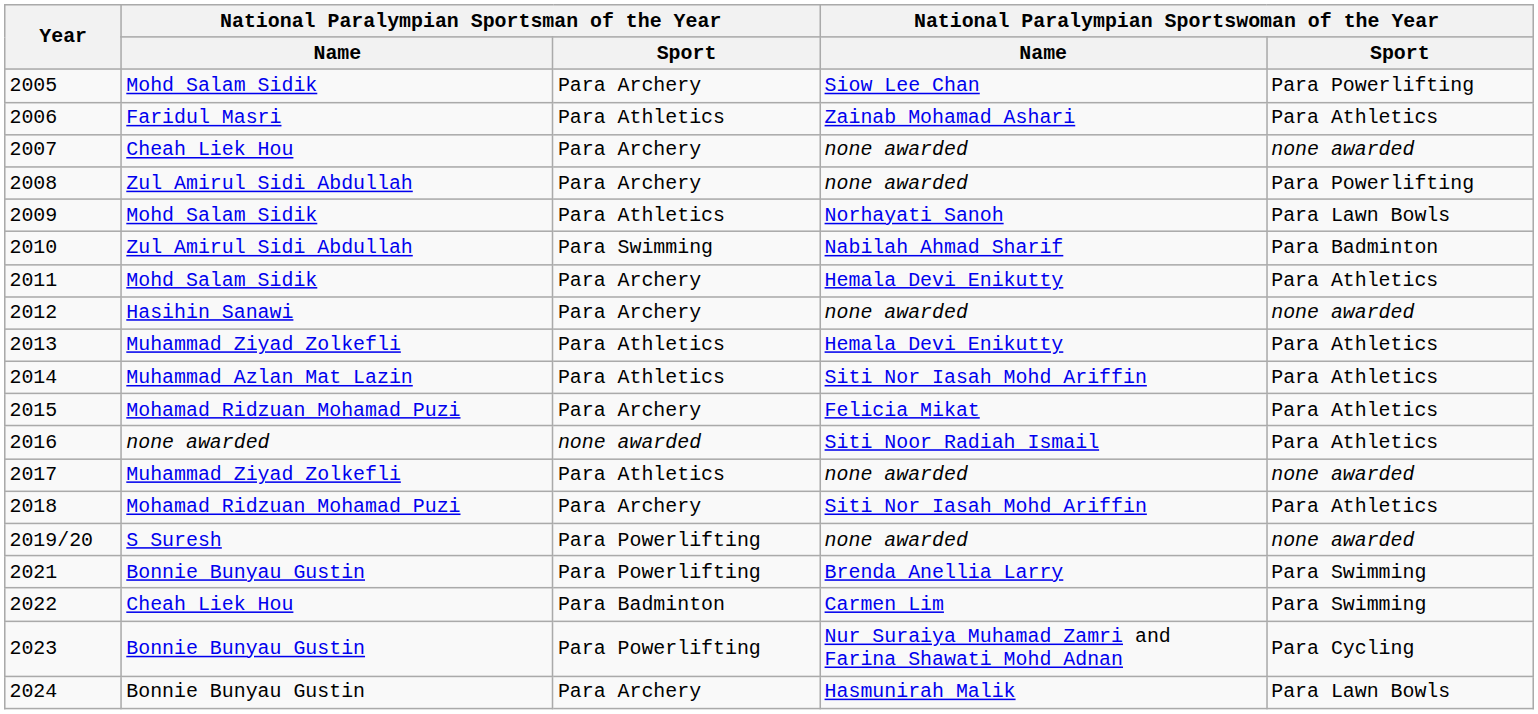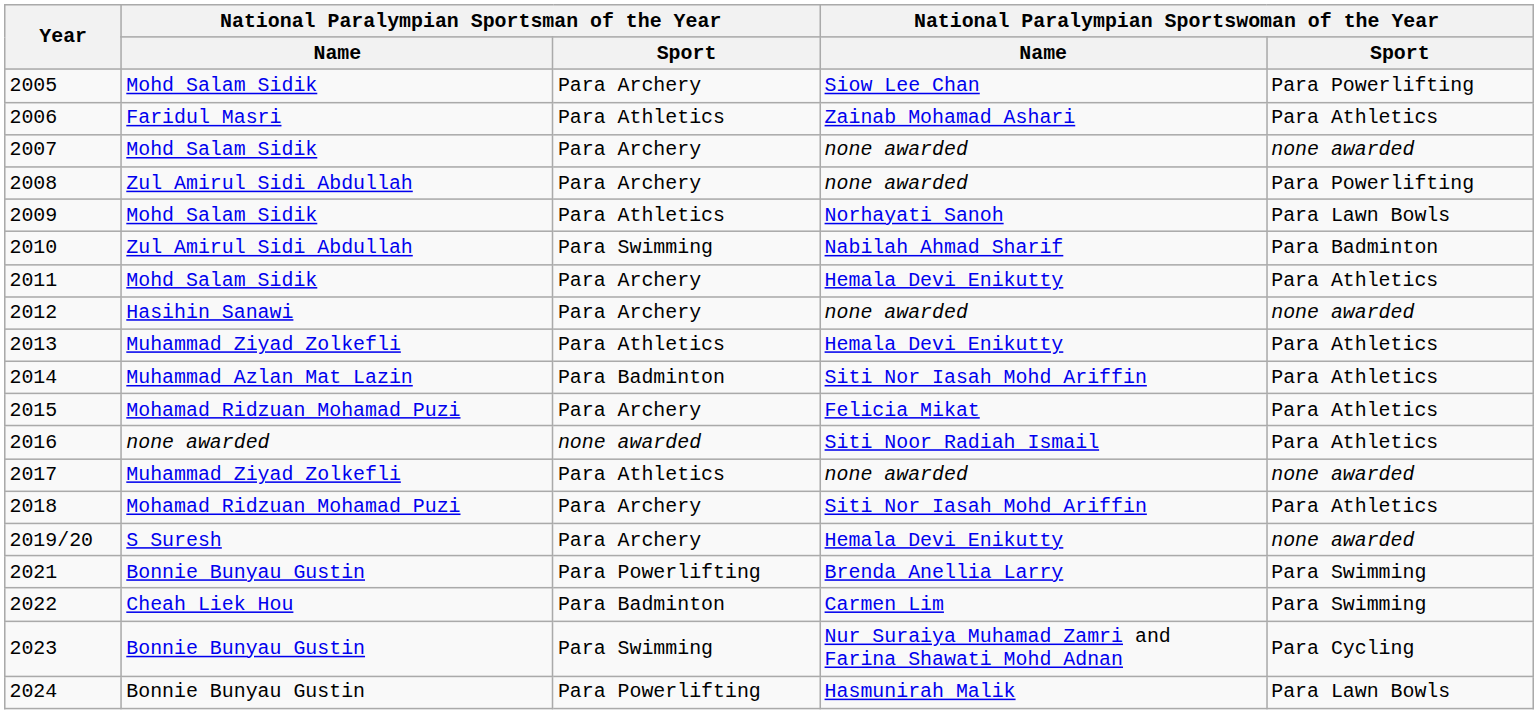(210, 151) Cheah Liek Hou -> (222, 151) Mohd Salam Sidik
(641, 378) Para Athletics -> (641, 378) Para Badminton
(659, 540) Para Powerlifting -> (630, 540) Para Archery
(896, 540) none awarded -> (944, 540) Hemala Devi Enikutty
(659, 648) Para Powerlifting -> (635, 648) Para Swimming
(630, 692) Para Archery -> (659, 692) Para Powerlifting
